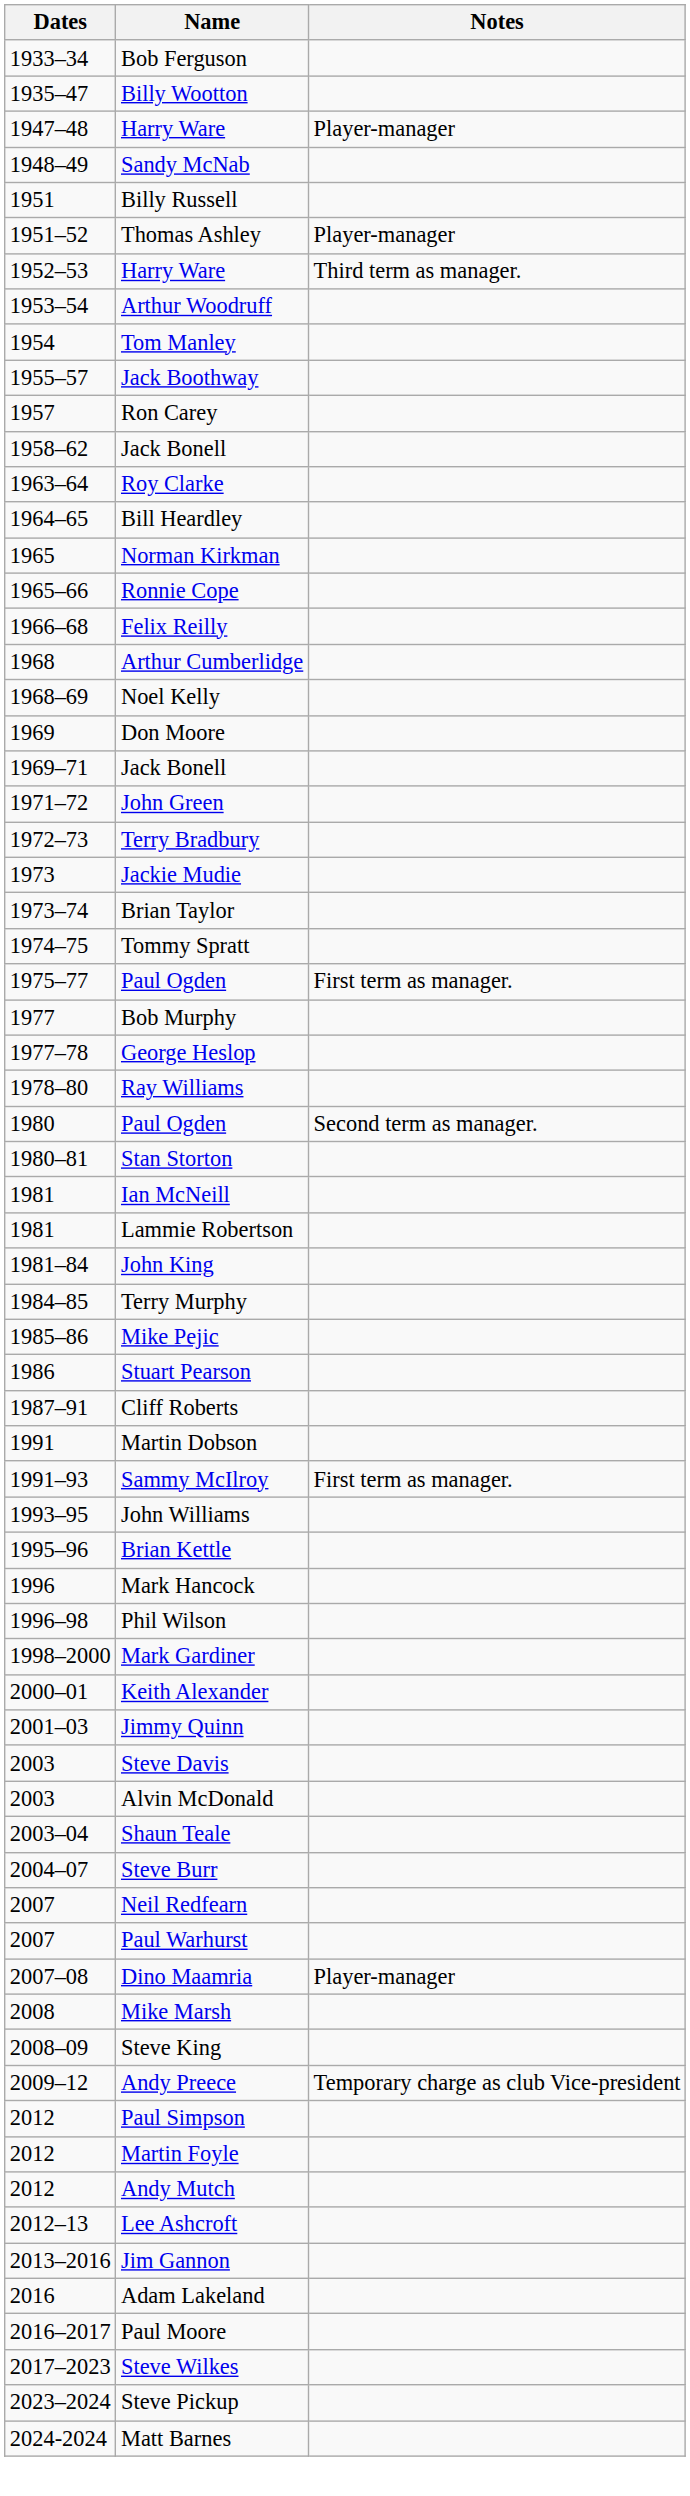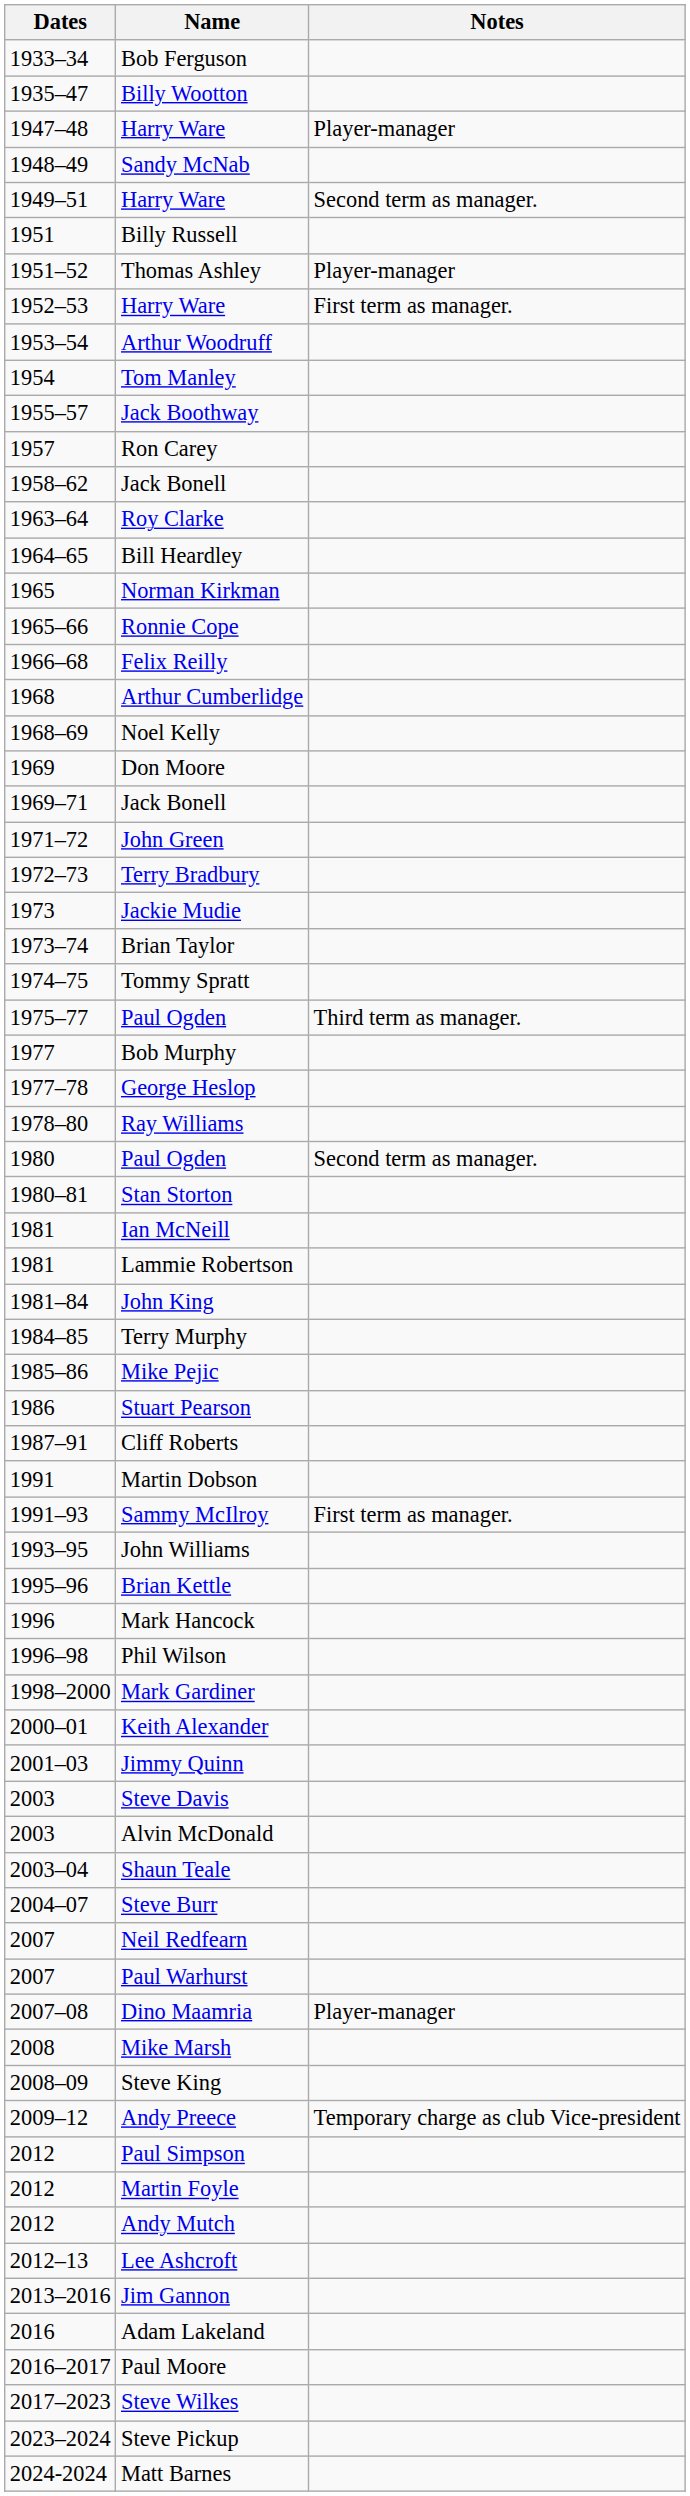+ row: (49, 199)
(417, 270) Third term as manager. -> (413, 306) First term as manager.
(413, 981) First term as manager. -> (417, 1016) Third term as manager.
